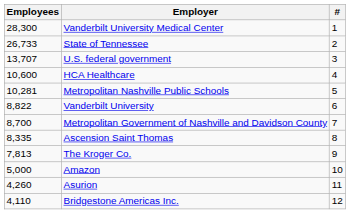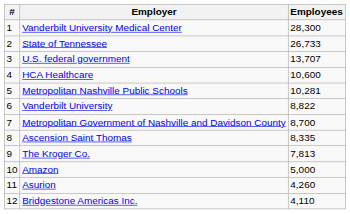columns swapped: (337, 12) <-> (33, 12)
